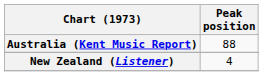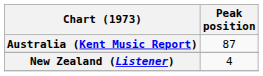(229, 44) 88 -> (229, 44) 87
